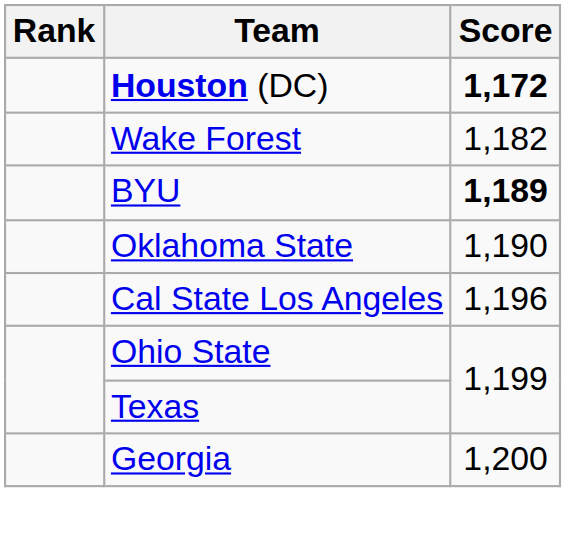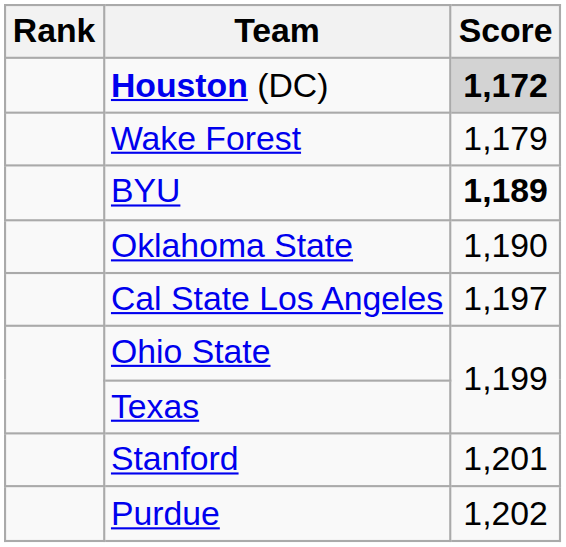(506, 84) no background -> (506, 84) lightgrey background
(506, 138) 1,182 -> (506, 138) 1,179
(506, 298) 1,196 -> (506, 298) 1,197
- row: (171, 459)
+ row: (175, 459)
+ row: (165, 513)
